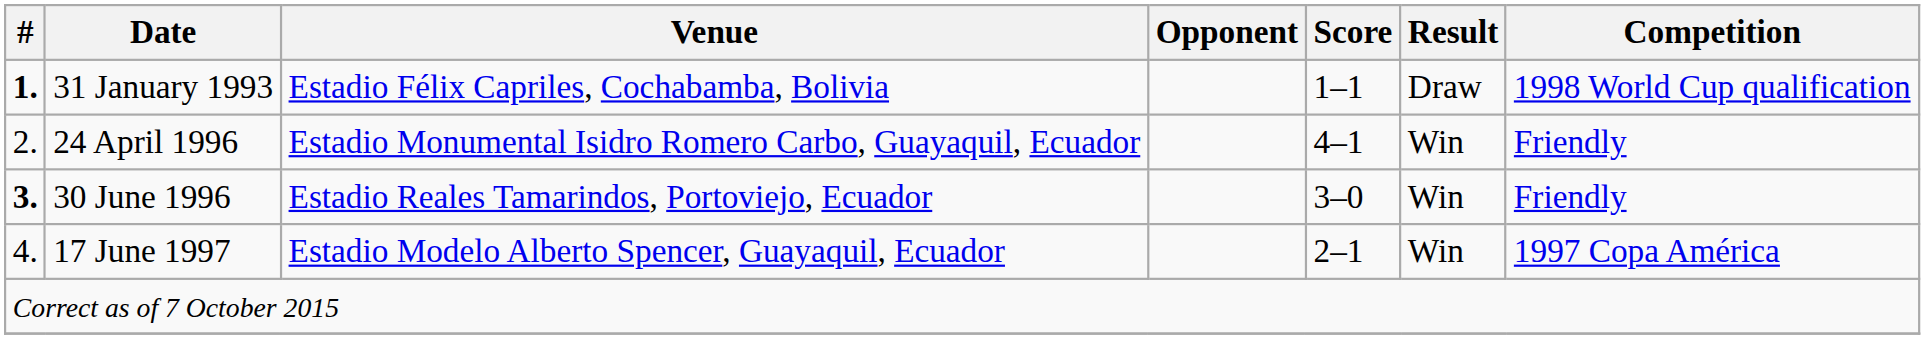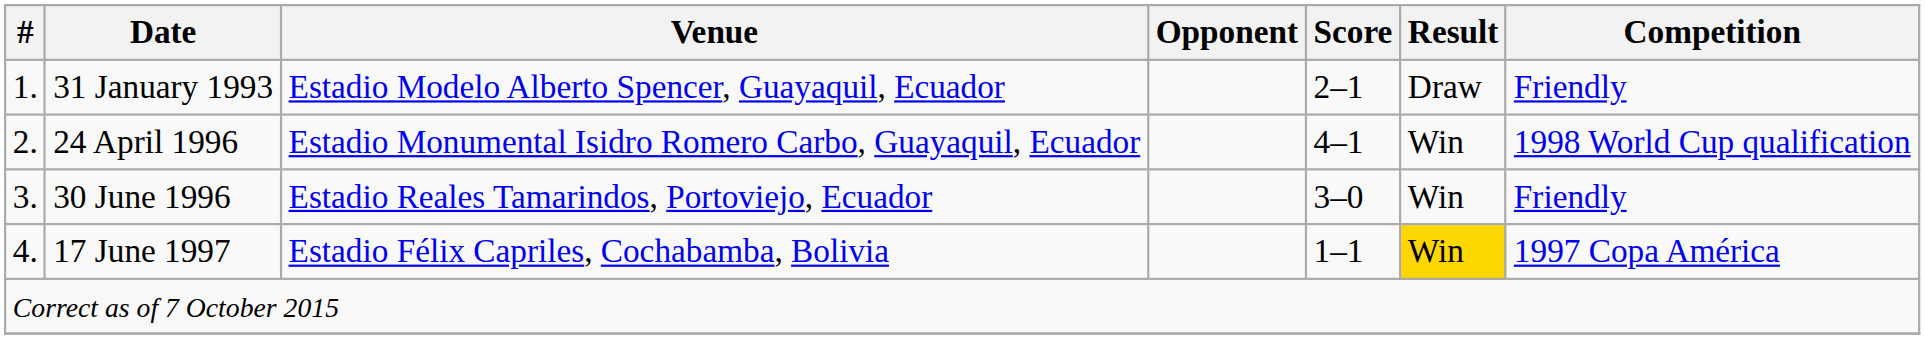(25, 87) bold -> (25, 87) normal
(589, 87) Estadio Félix Capriles, Cochabamba, Bolivia -> (647, 87) Estadio Modelo Alberto Spencer, Guayaquil, Ecuador
(1338, 87) 1–1 -> (1338, 87) 2–1
(1712, 87) 1998 World Cup qualification -> (1570, 87) Friendly
(1570, 141) Friendly -> (1712, 141) 1998 World Cup qualification
(25, 196) bold -> (25, 196) normal
(647, 251) Estadio Modelo Alberto Spencer, Guayaquil, Ecuador -> (589, 251) Estadio Félix Capriles, Cochabamba, Bolivia
(1338, 251) 2–1 -> (1338, 251) 1–1
(1436, 251) no background -> (1436, 251) gold background
